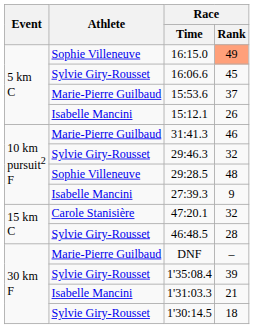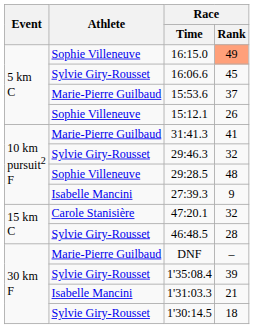(92, 114) Isabelle Mancini -> (96, 114) Sophie Villeneuve
(232, 134) 46 -> (232, 134) 41
